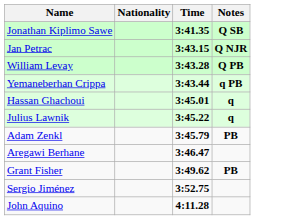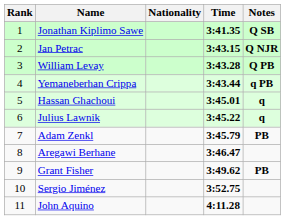+ column: (20, 13)
